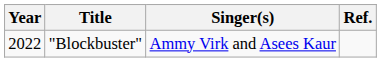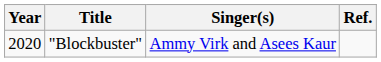(25, 43) 2022 -> (25, 43) 2020
